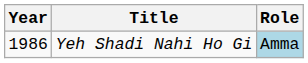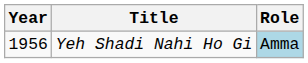(28, 45) 1986 -> (28, 45) 1956
